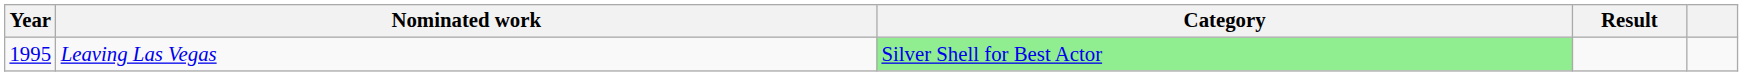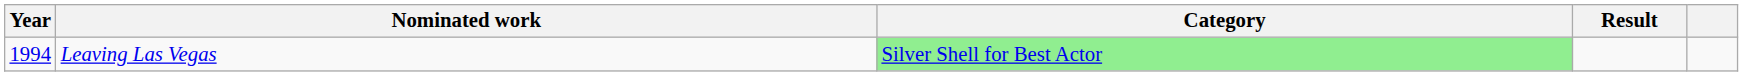(30, 53) 1995 -> (30, 53) 1994
